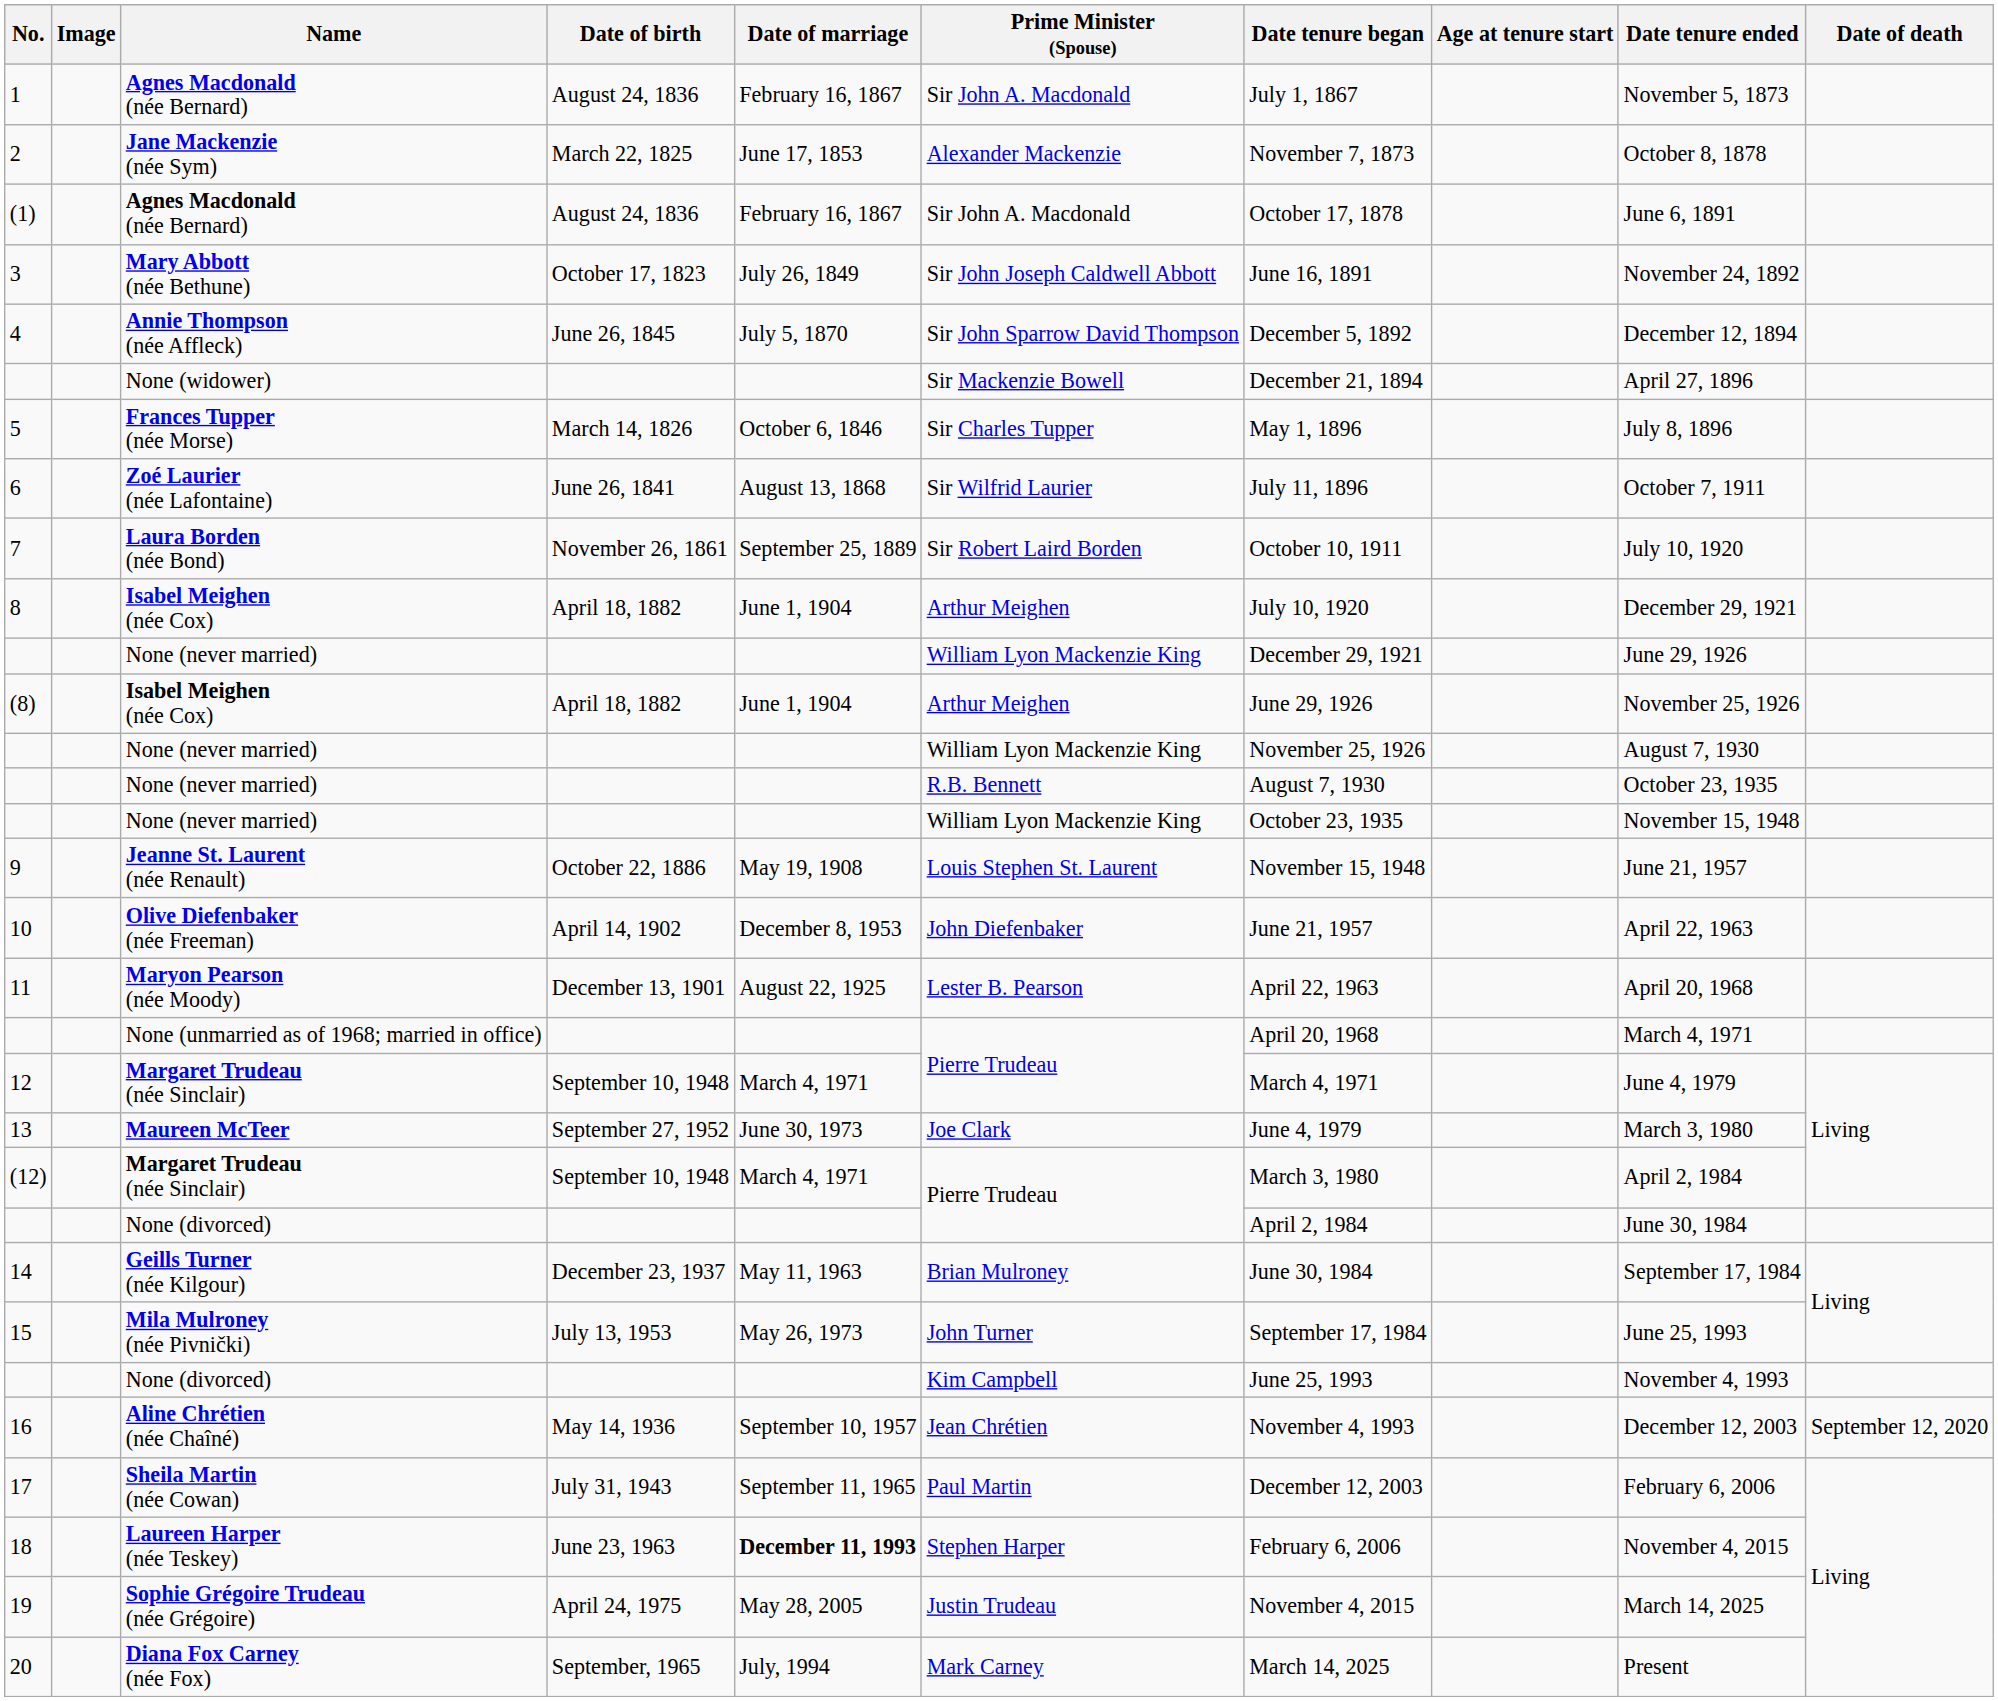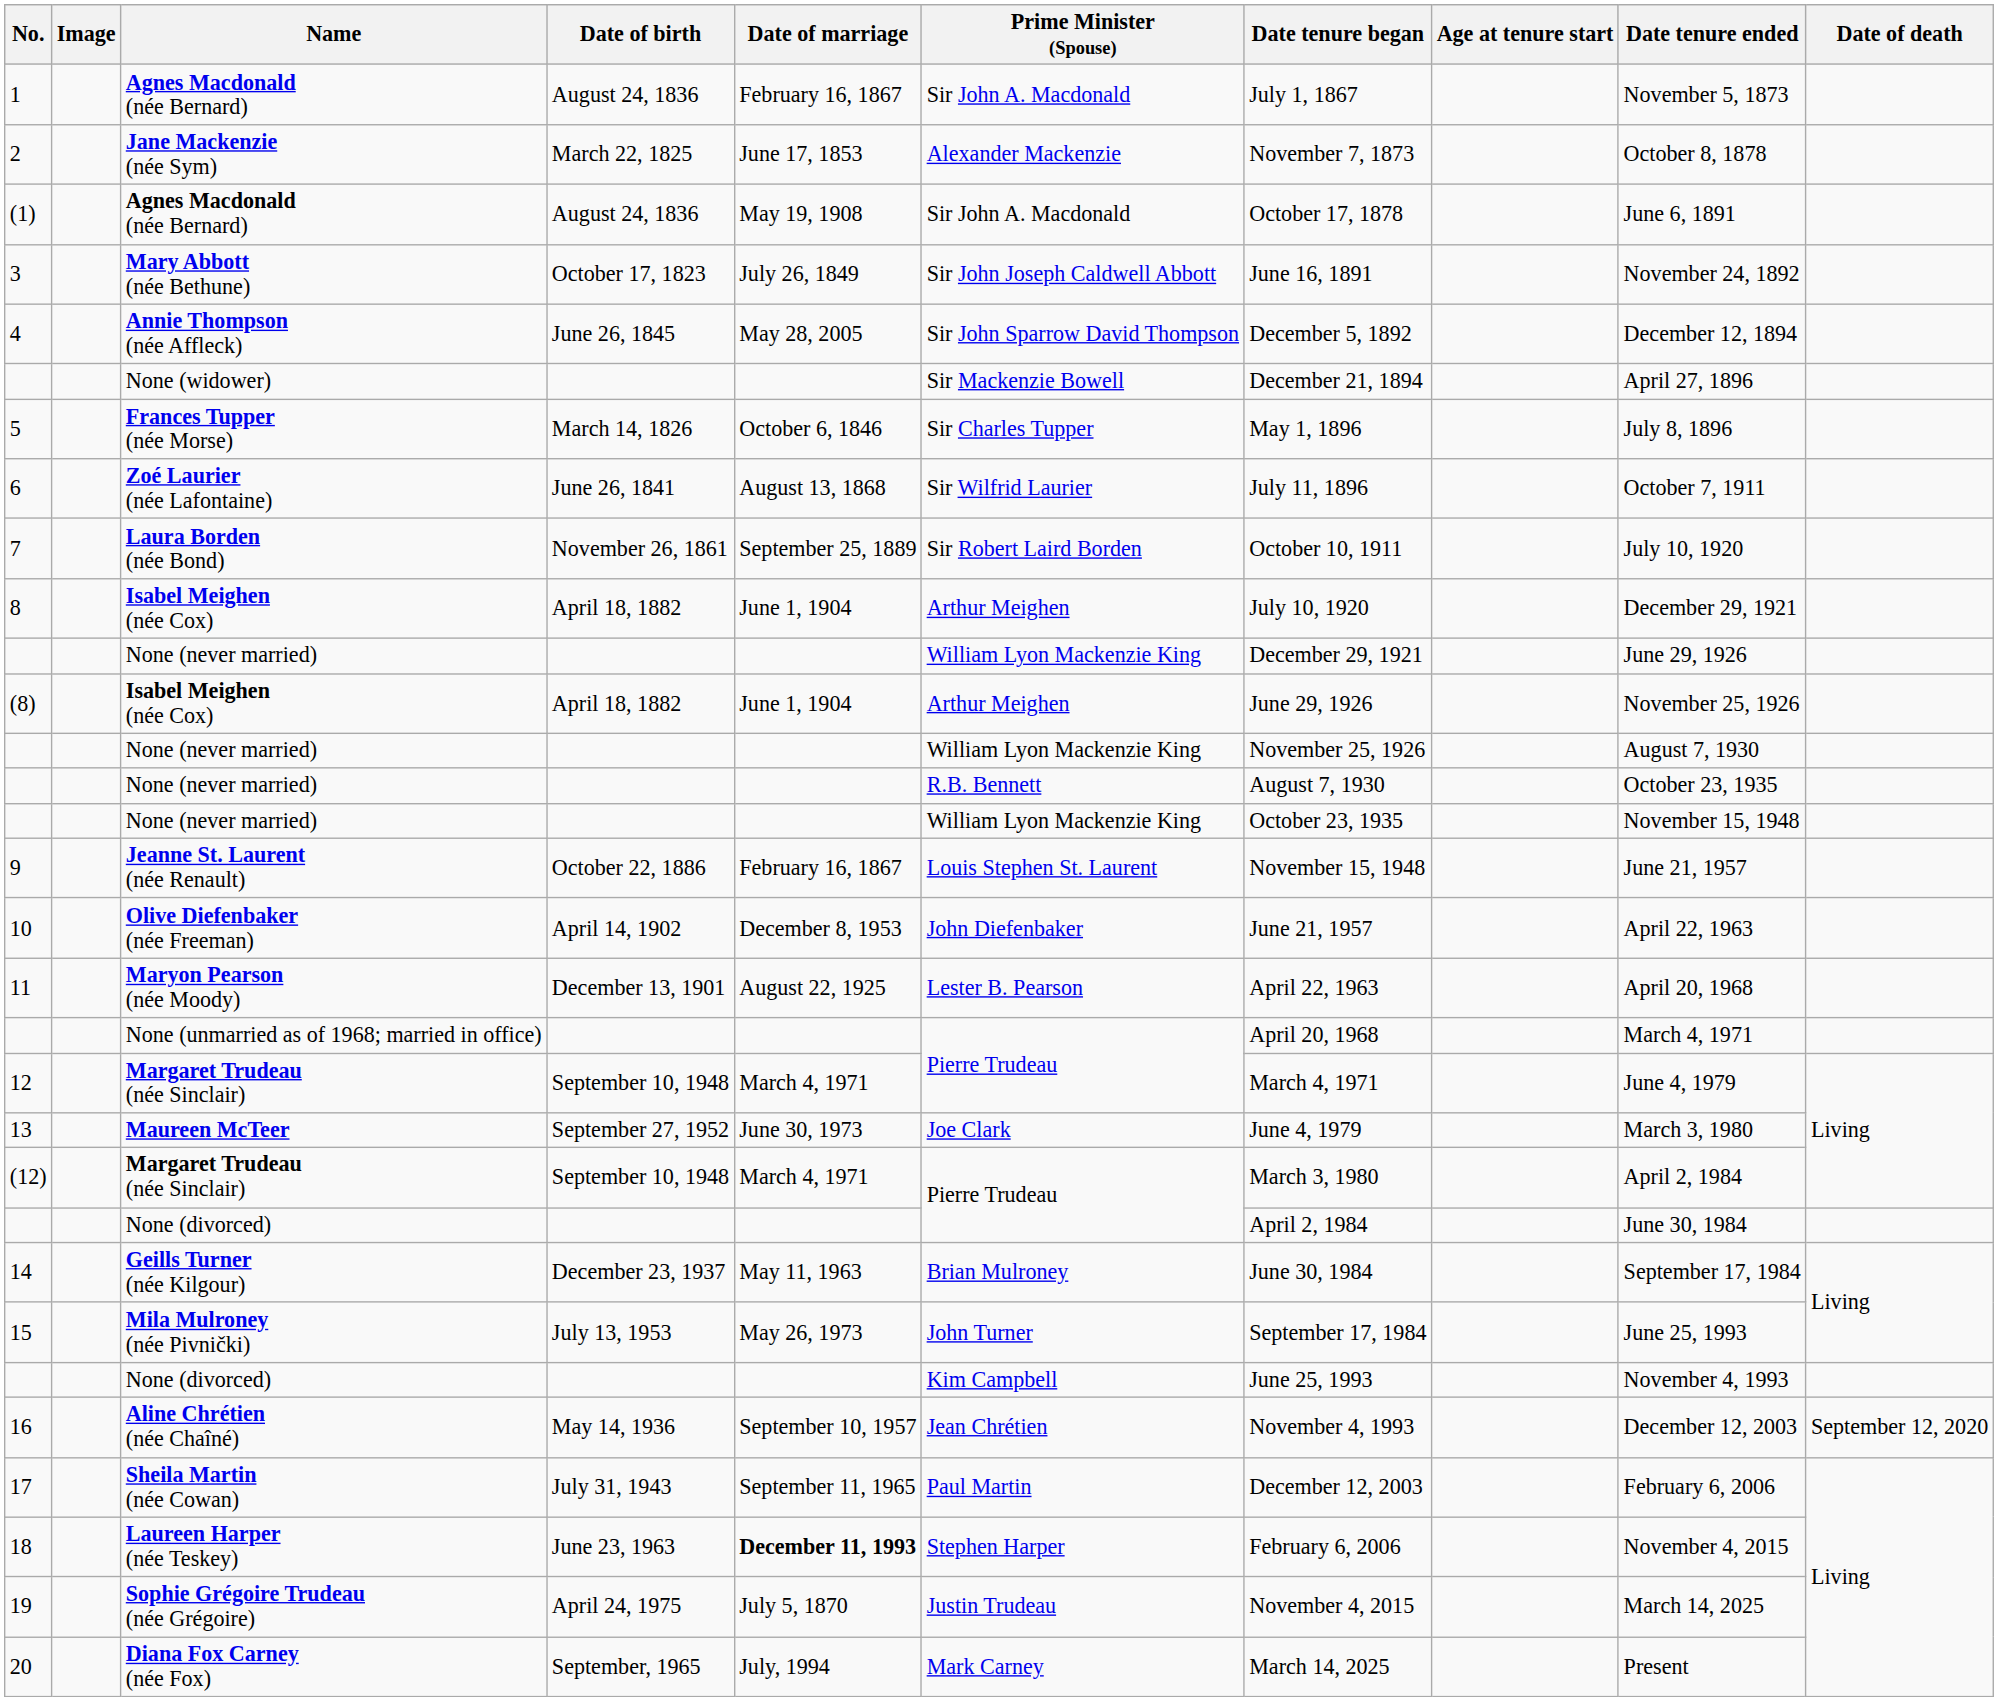(821, 214) February 16, 1867 -> (801, 214) May 19, 1908
(794, 333) July 5, 1870 -> (801, 333) May 28, 2005
(801, 867) May 19, 1908 -> (821, 867) February 16, 1867
(801, 1606) May 28, 2005 -> (794, 1606) July 5, 1870
